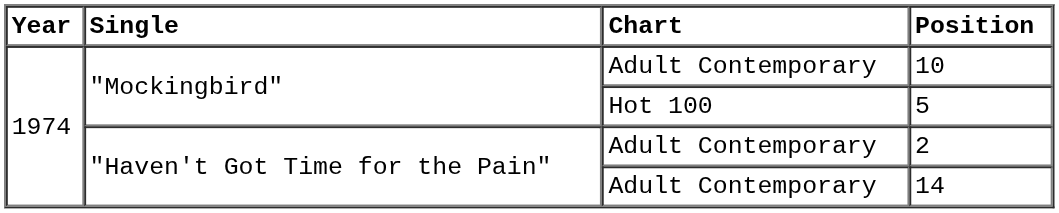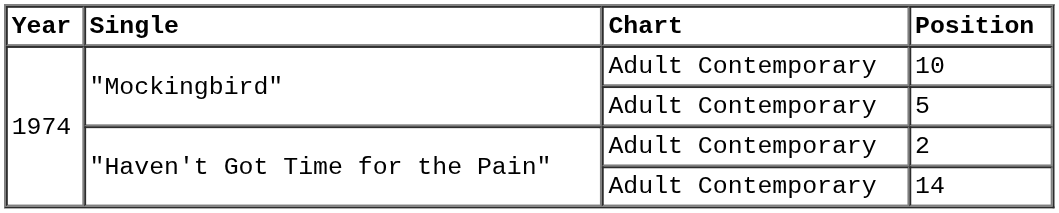(661, 106) Hot 100 -> (743, 106) Adult Contemporary
